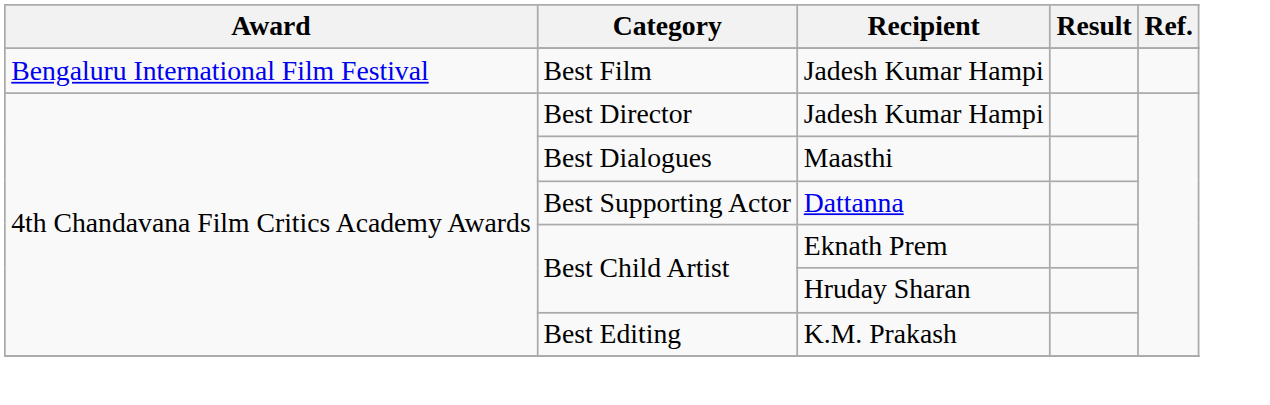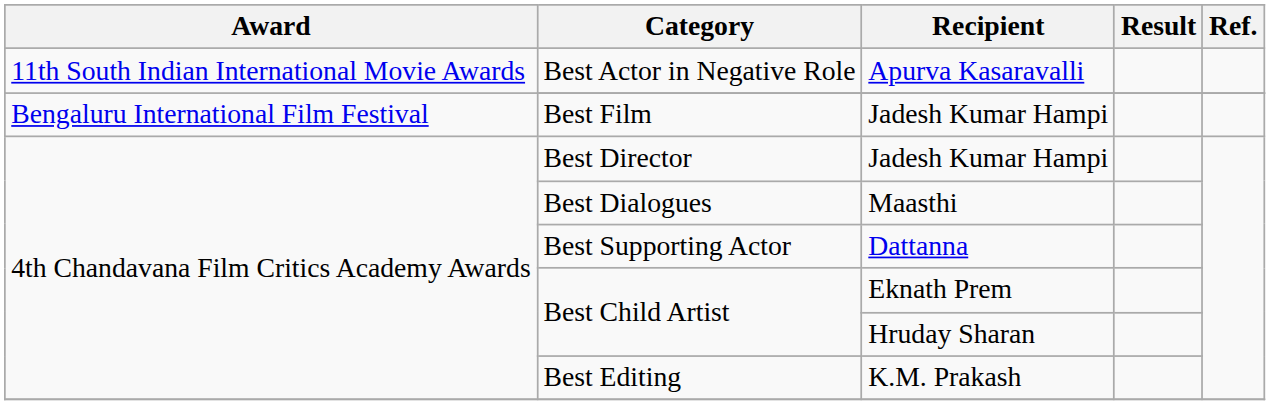+ row: (700, 70)
